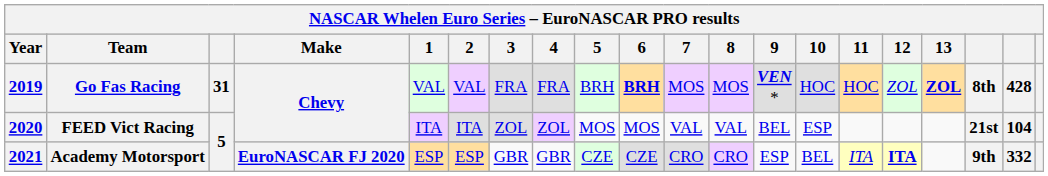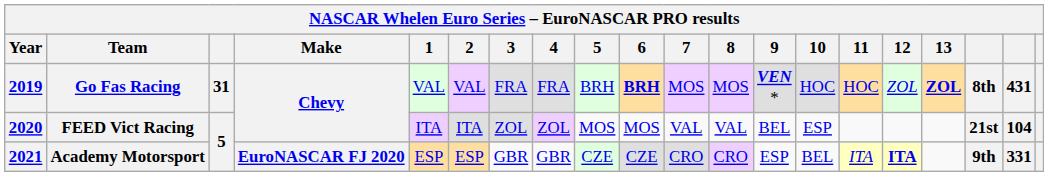(1019, 87) 428 -> (1019, 87) 431
(1019, 156) 332 -> (1019, 156) 331
